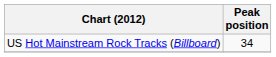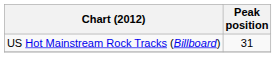(247, 43) 34 -> (247, 43) 31
